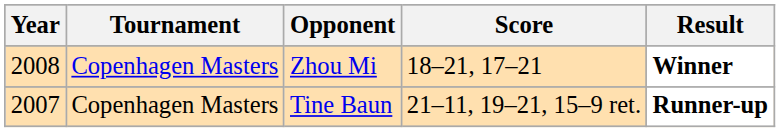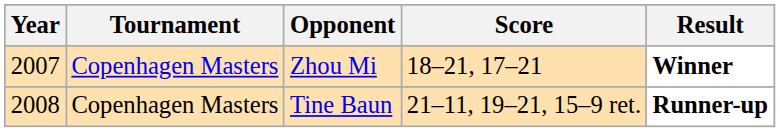(35, 65) 2008 -> (35, 65) 2007
(35, 106) 2007 -> (35, 106) 2008
